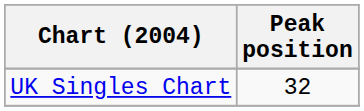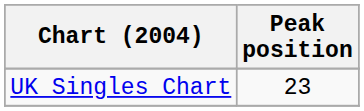(298, 88) 32 -> (298, 88) 23
